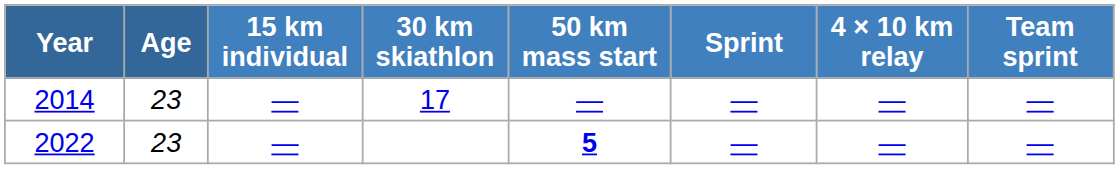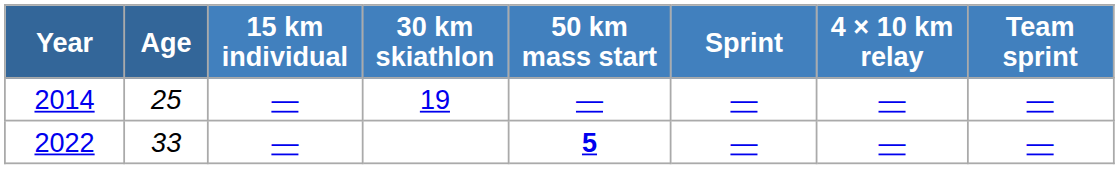(166, 100) 23 -> (166, 100) 25
(435, 100) 17 -> (435, 100) 19
(166, 142) 23 -> (166, 142) 33
